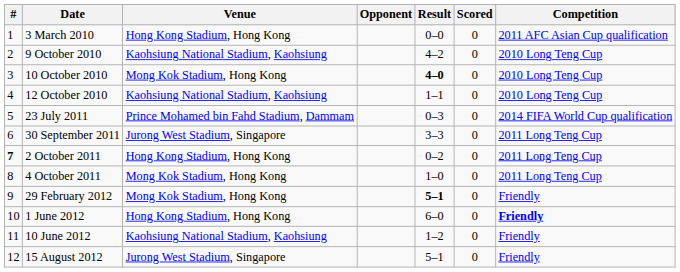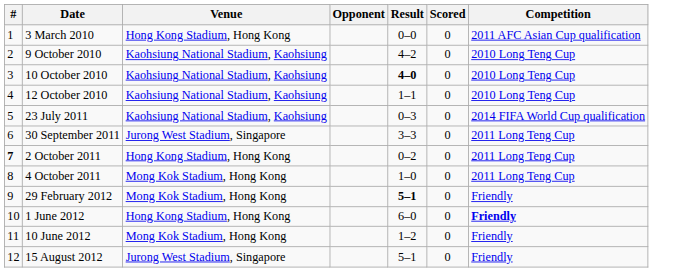(206, 75) Mong Kok Stadium, Hong Kong -> (226, 75) Kaohsiung National Stadium, Kaohsiung
(240, 115) Prince Mohamed bin Fahd Stadium, Dammam -> (226, 115) Kaohsiung National Stadium, Kaohsiung
(226, 237) Kaohsiung National Stadium, Kaohsiung -> (206, 237) Mong Kok Stadium, Hong Kong
